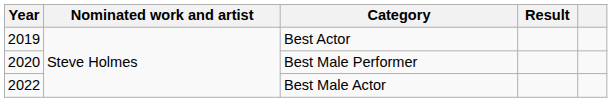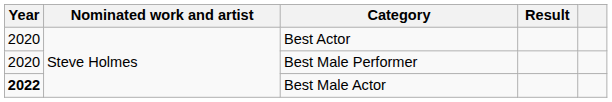(24, 39) 2019 -> (24, 39) 2020
(24, 85) normal -> (24, 85) bold
